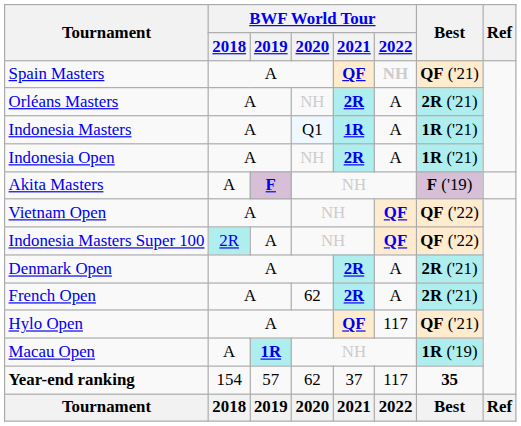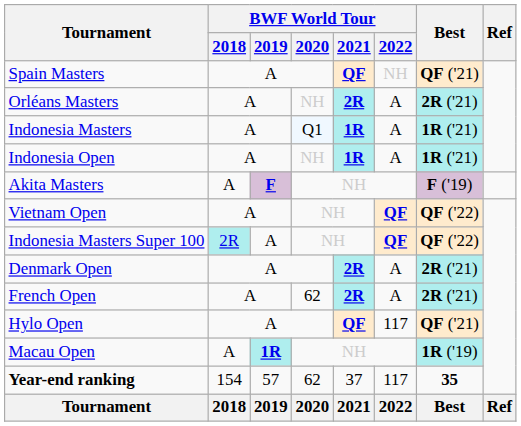(395, 74) bold -> (395, 74) normal
(354, 157) 2R -> (354, 157) 1R
